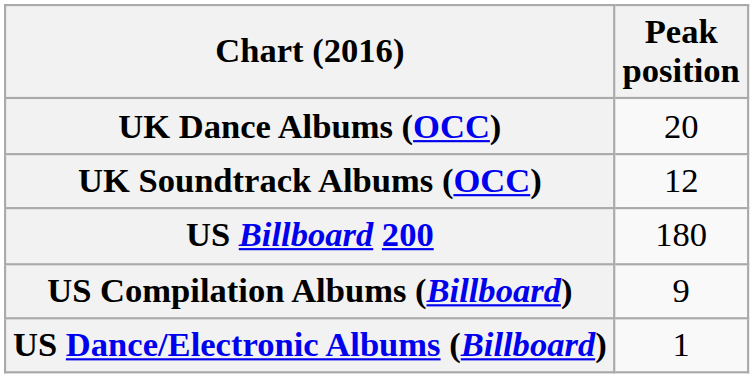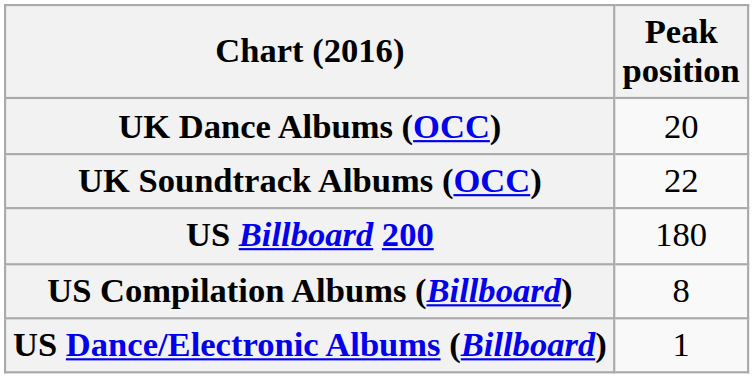(681, 180) 12 -> (681, 180) 22
(681, 290) 9 -> (681, 290) 8
